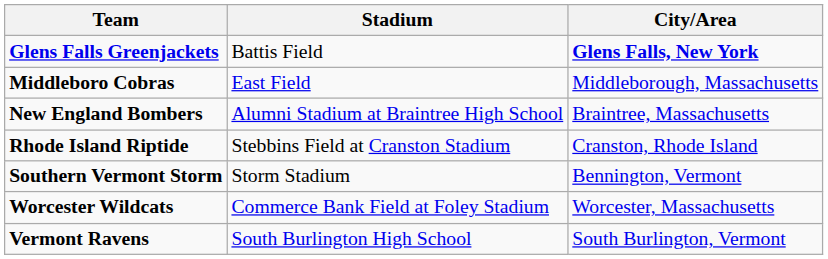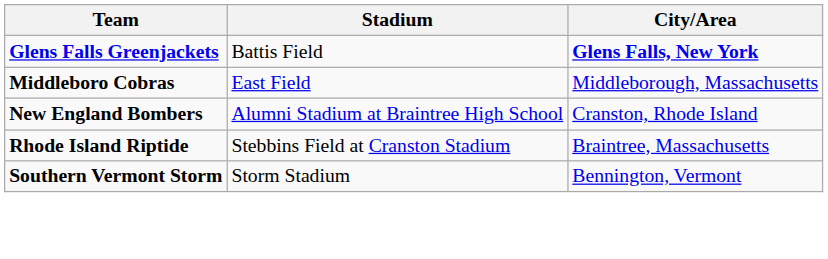(671, 113) Braintree, Massachusetts -> (665, 113) Cranston, Rhode Island
(665, 144) Cranston, Rhode Island -> (671, 144) Braintree, Massachusetts
- row: (91, 207)
- row: (79, 238)
